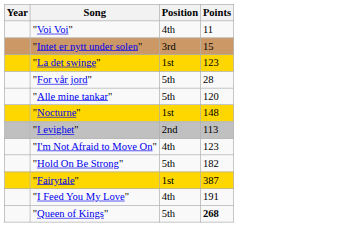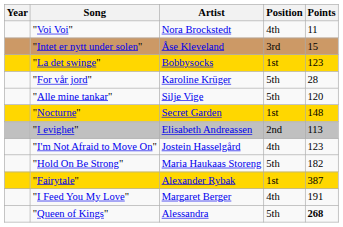+ column: (211, 12)
